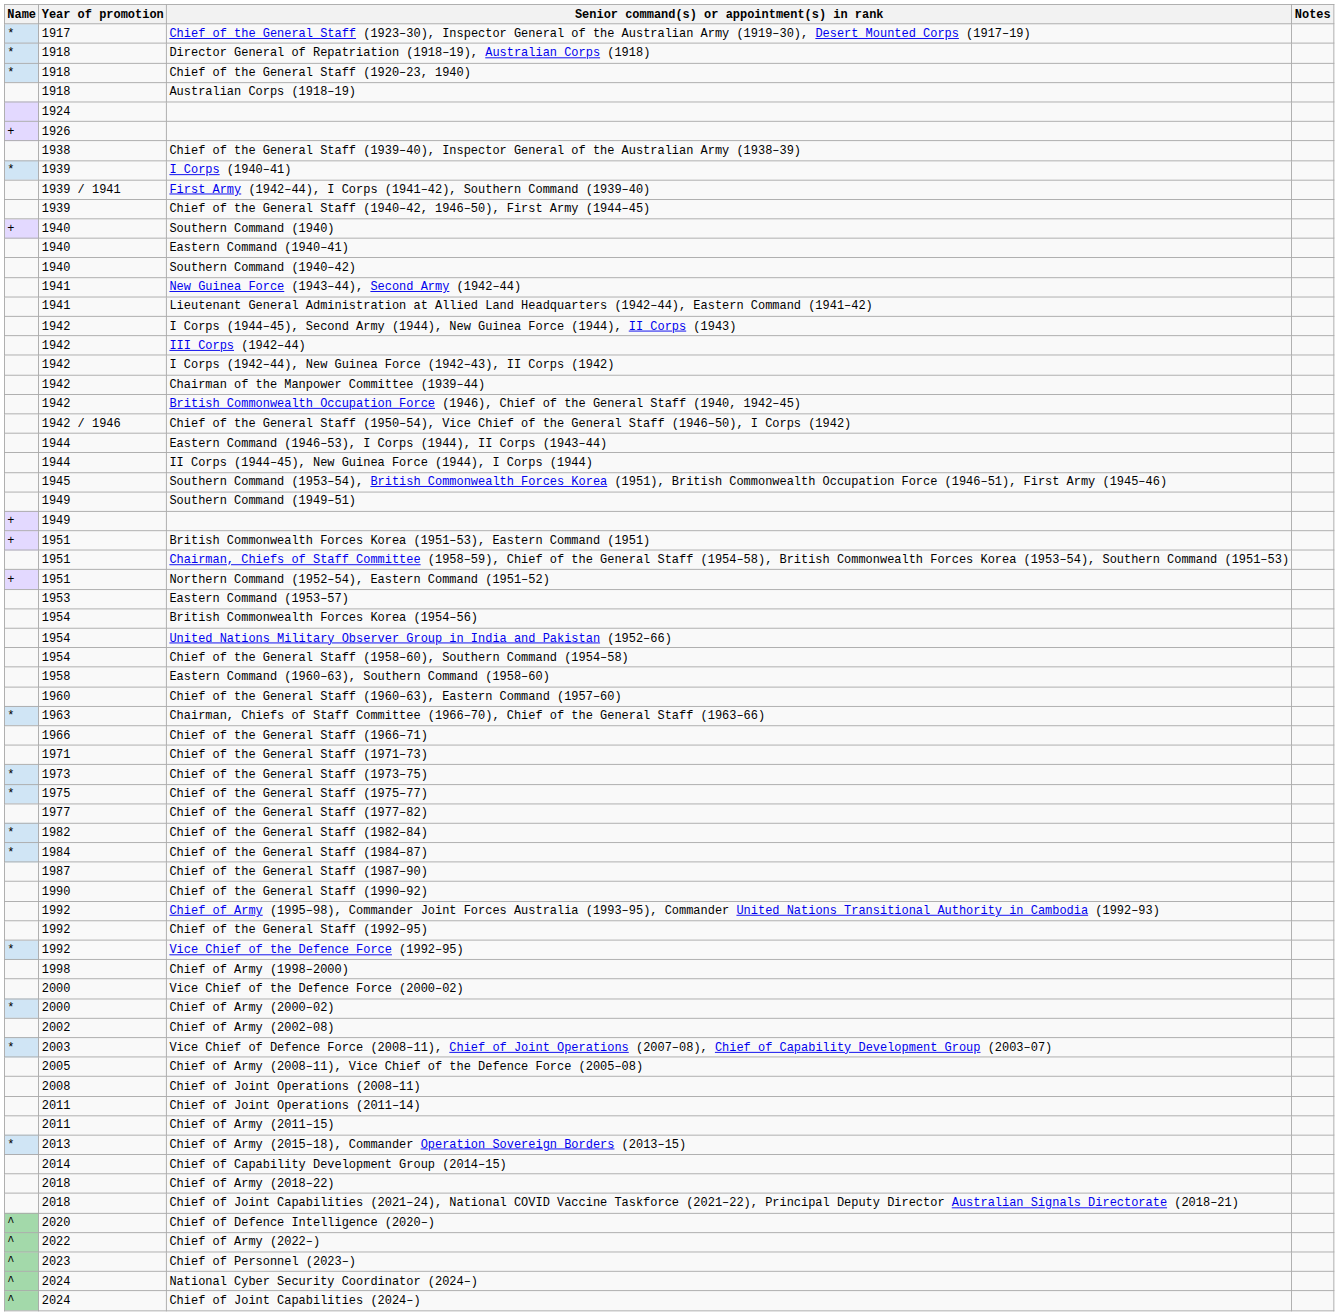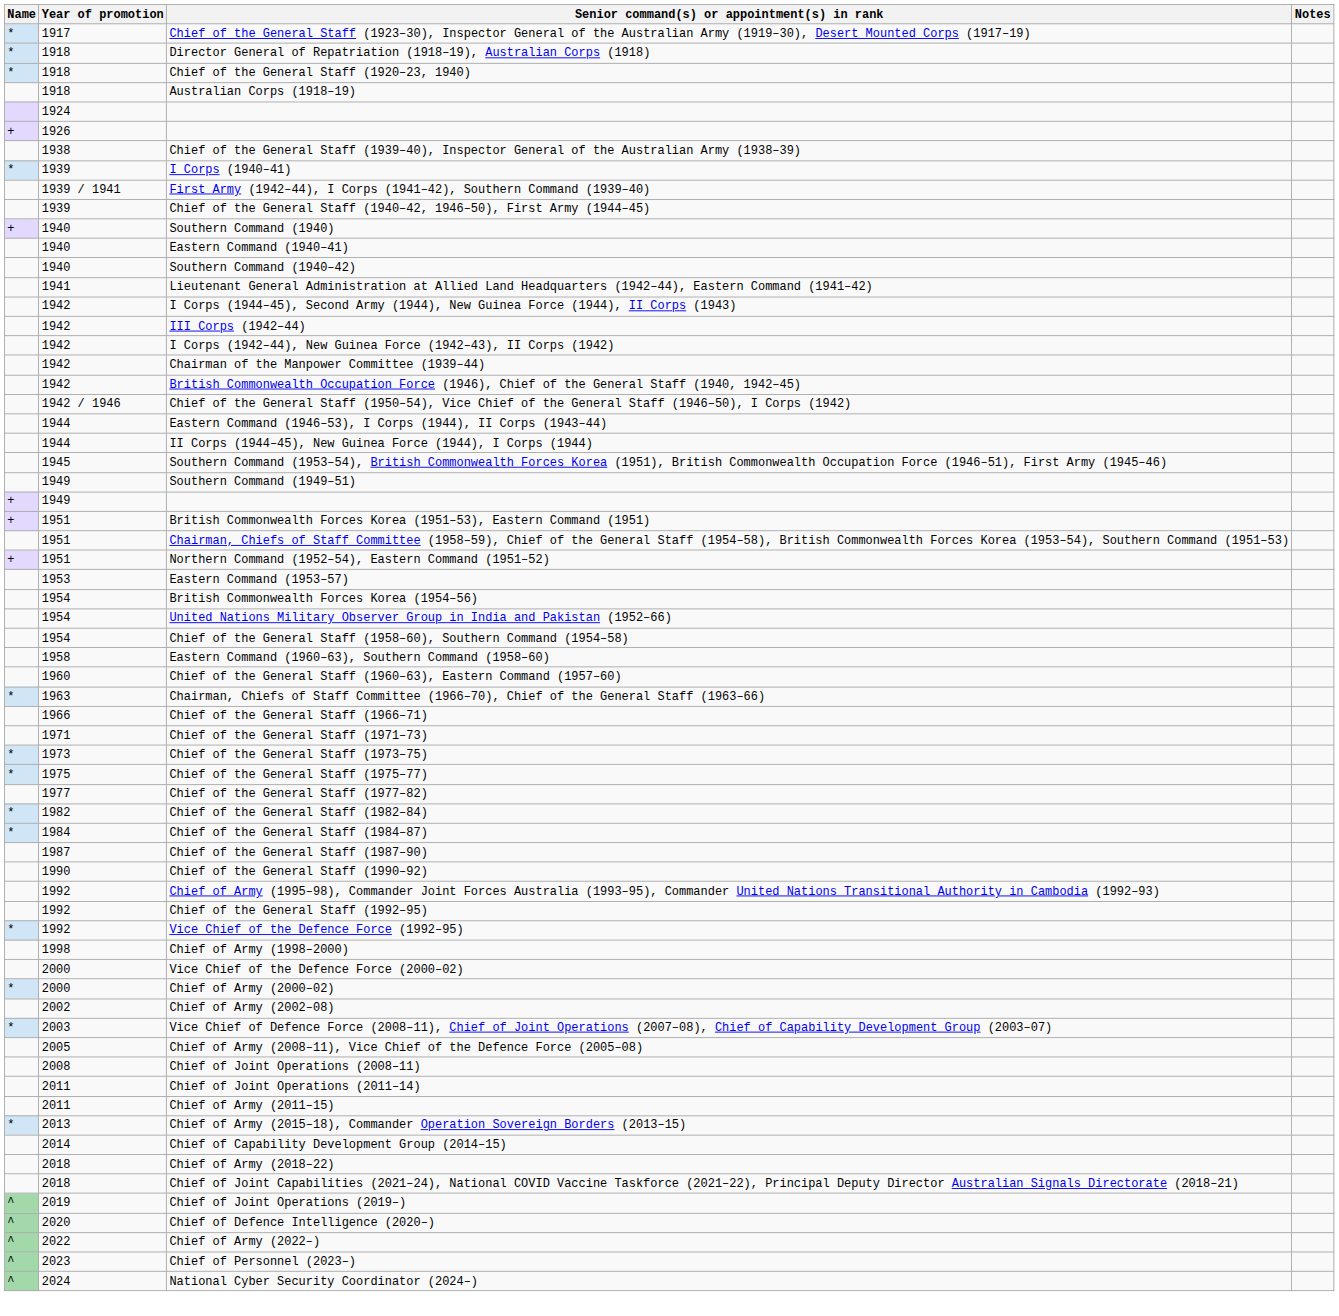- row: (56, 287)
+ row: (56, 1203)
- row: (56, 1301)
